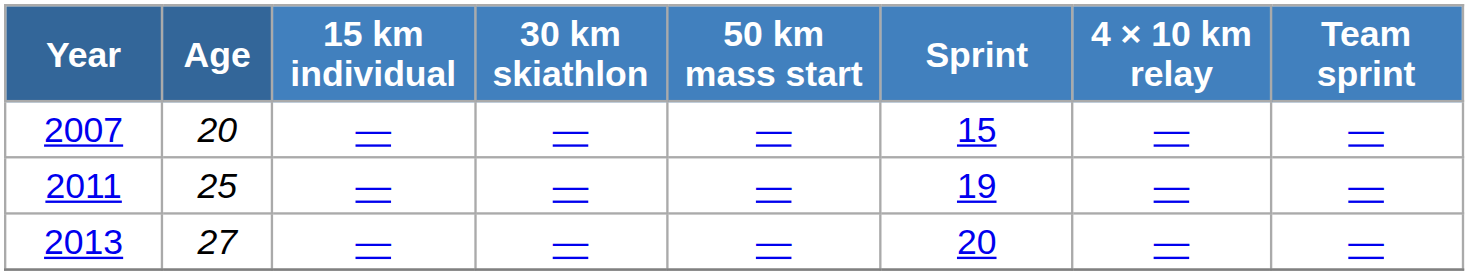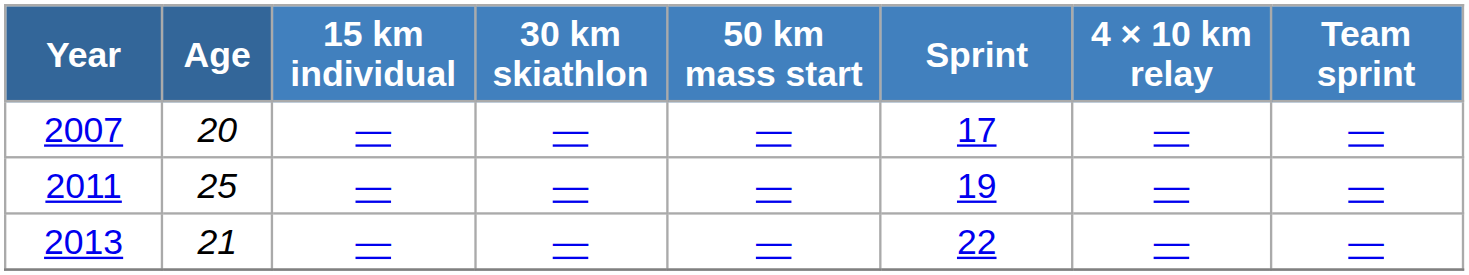(977, 130) 15 -> (977, 130) 17
(217, 242) 27 -> (217, 242) 21
(977, 242) 20 -> (977, 242) 22
